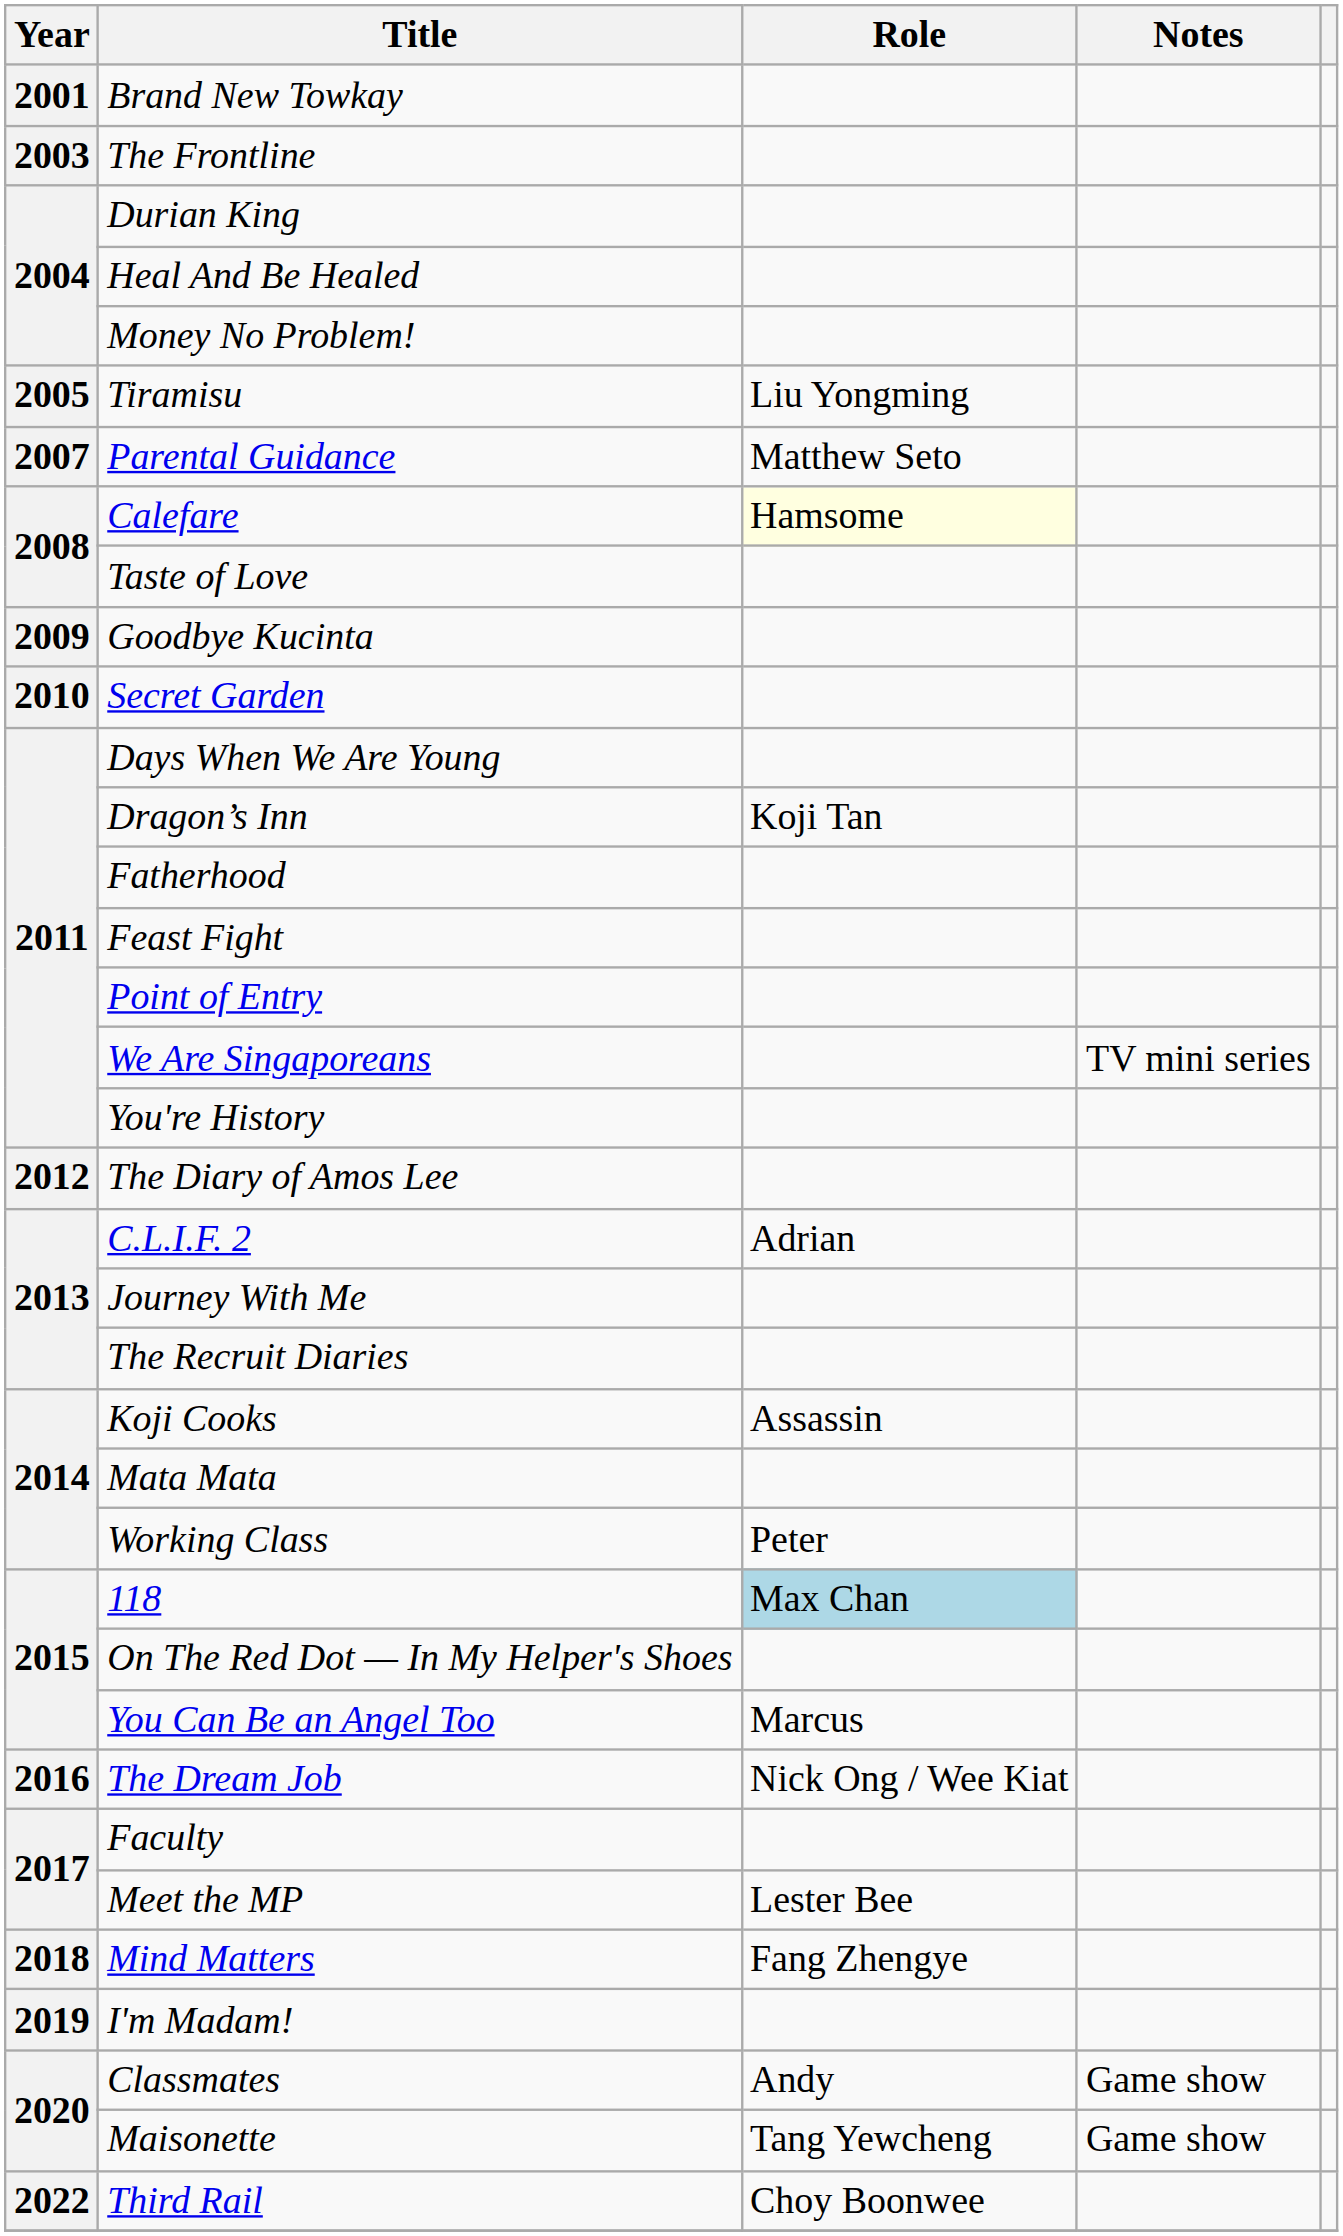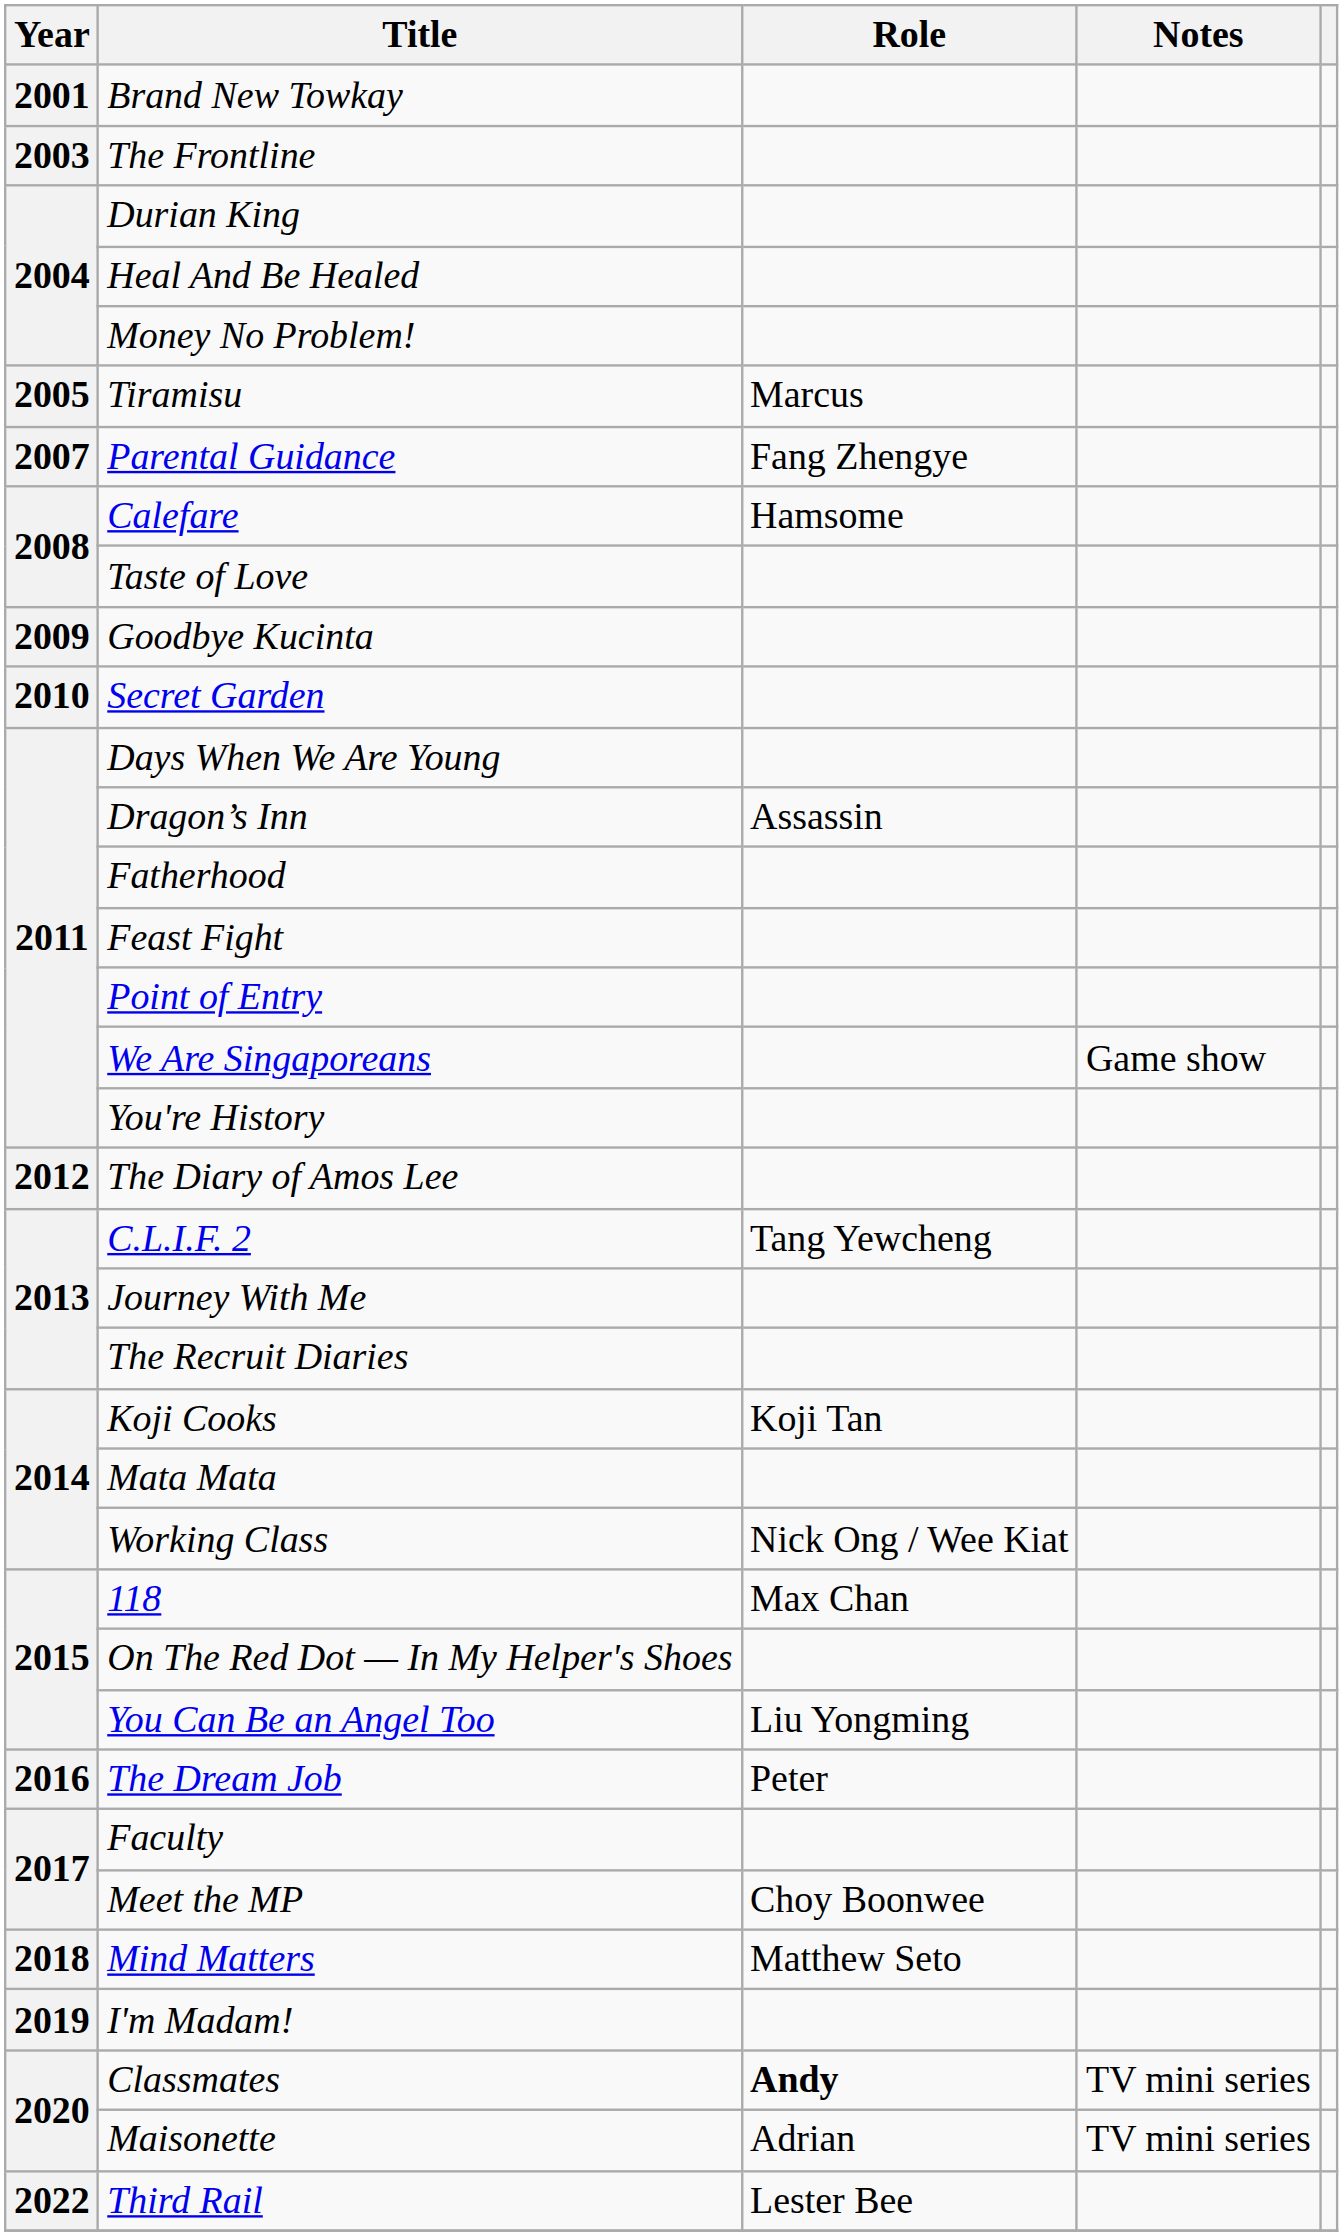(860, 395) Liu Yongming -> (807, 395) Marcus
(856, 455) Matthew Seto -> (859, 455) Fang Zhengye
(827, 515) lightyellow background -> (827, 515) no background
(816, 816) Koji Tan -> (816, 816) Assassin
(1198, 1056) TV mini series -> (1176, 1056) Game show
(803, 1237) Adrian -> (871, 1237) Tang Yewcheng
(816, 1417) Assassin -> (816, 1417) Koji Tan
(789, 1538) Peter -> (909, 1538) Nick Ong / Wee Kiat
(830, 1598) lightblue background -> (830, 1598) no background
(807, 1718) Marcus -> (860, 1718) Liu Yongming
(909, 1778) Nick Ong / Wee Kiat -> (789, 1778) Peter
(832, 1898) Lester Bee -> (867, 1898) Choy Boonwee
(859, 1959) Fang Zhengye -> (856, 1959) Matthew Seto
(792, 2079) normal -> (794, 2079) bold
(1176, 2079) Game show -> (1198, 2079) TV mini series
(871, 2139) Tang Yewcheng -> (803, 2139) Adrian
(1176, 2139) Game show -> (1198, 2139) TV mini series
(867, 2199) Choy Boonwee -> (832, 2199) Lester Bee
